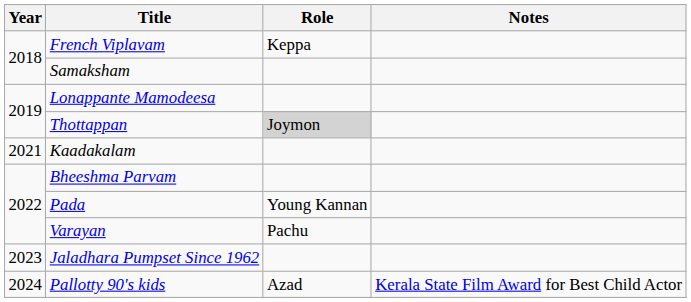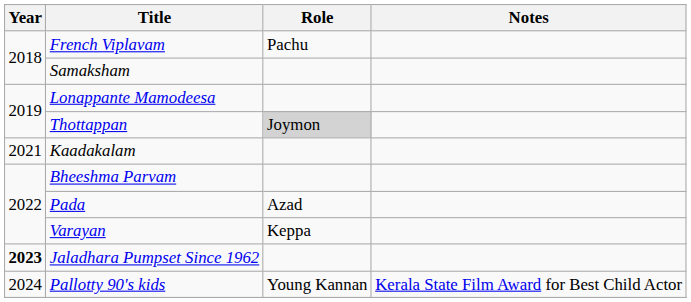(289, 44) Keppa -> (288, 44) Pachu
(317, 204) Young Kannan -> (285, 204) Azad
(288, 230) Pachu -> (289, 230) Keppa
(25, 257) normal -> (25, 257) bold
(285, 284) Azad -> (317, 284) Young Kannan
